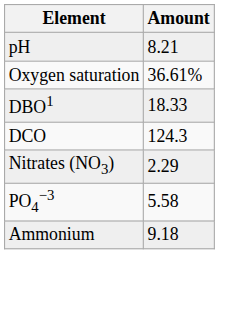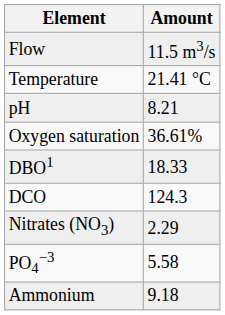+ row: (27, 49)
+ row: (53, 79)
